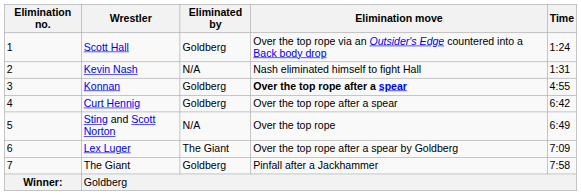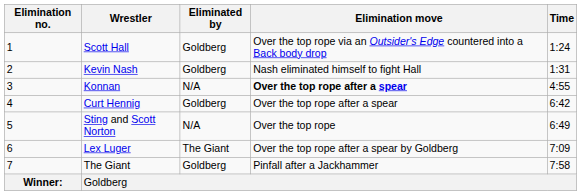(191, 70) N/A -> (204, 70) Goldberg
(204, 86) Goldberg -> (191, 86) N/A
